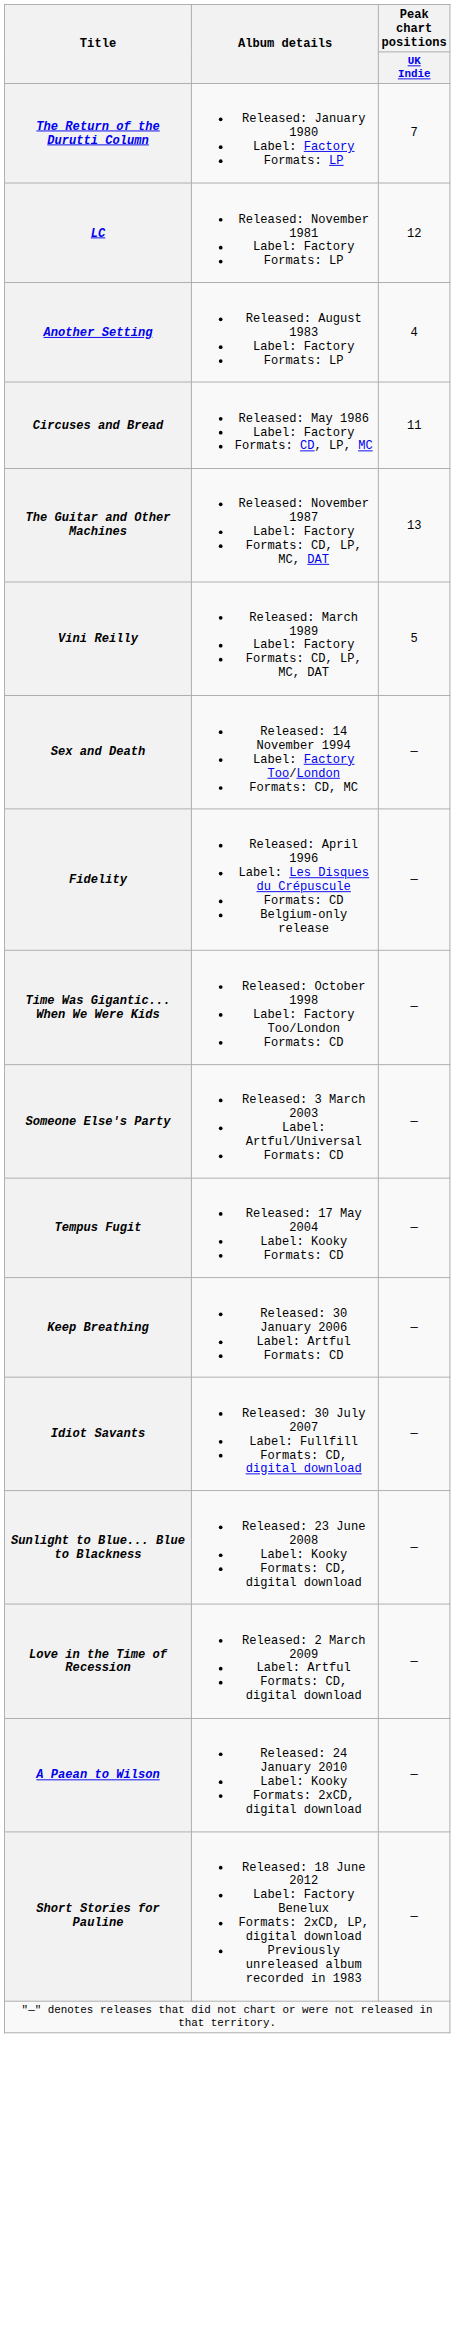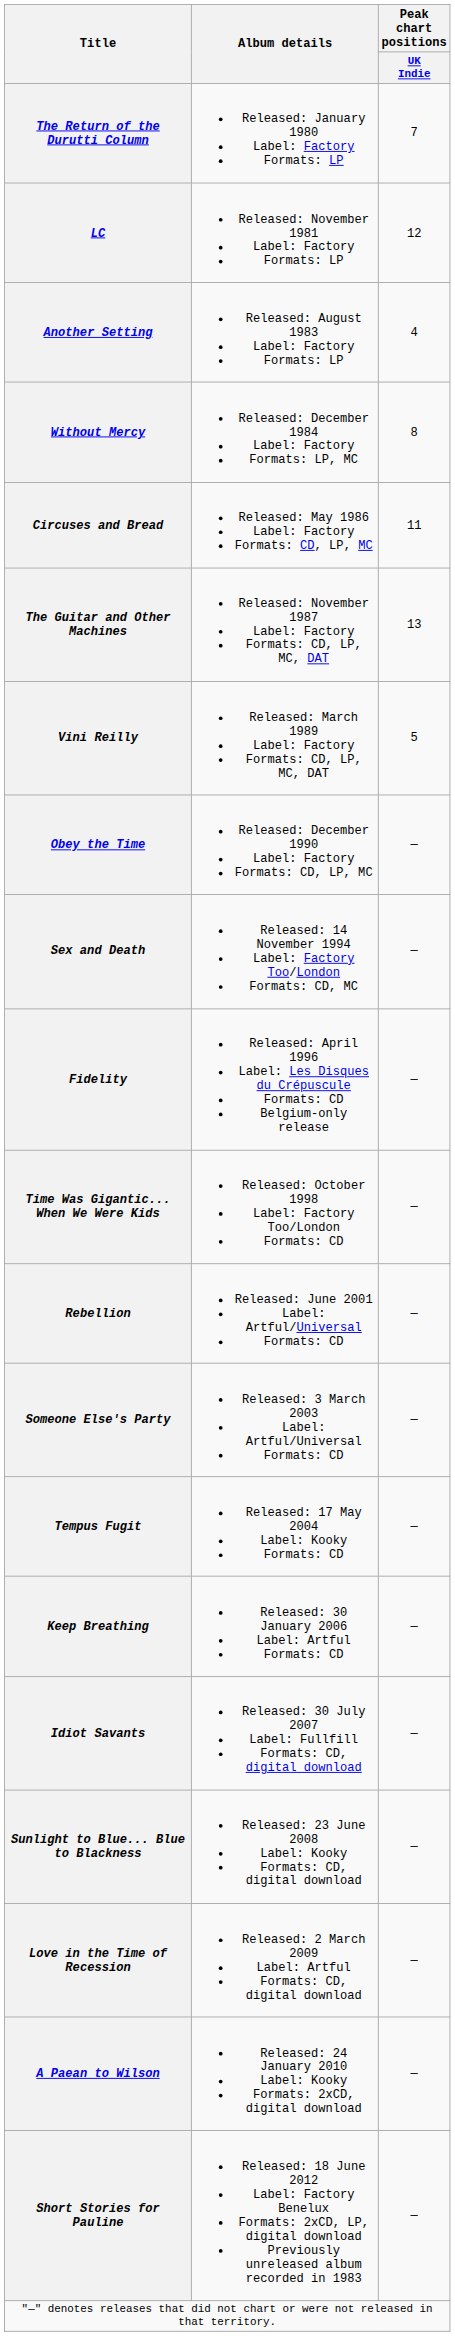+ row: (98, 432)
+ row: (98, 845)
+ row: (98, 1313)
